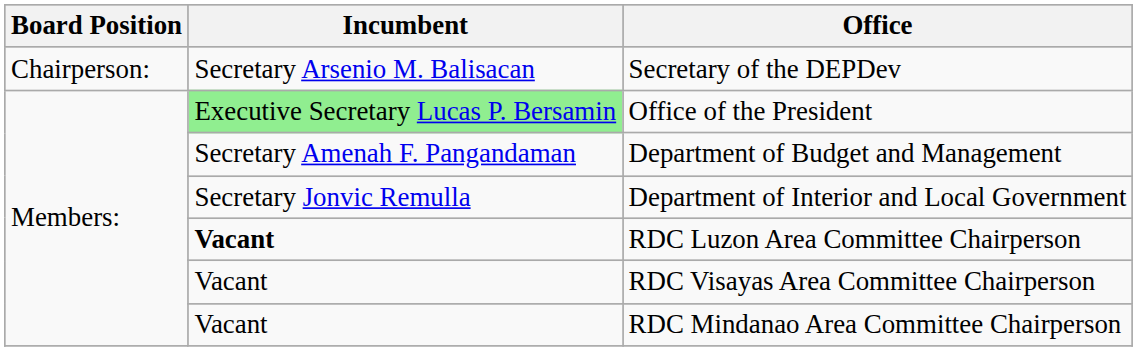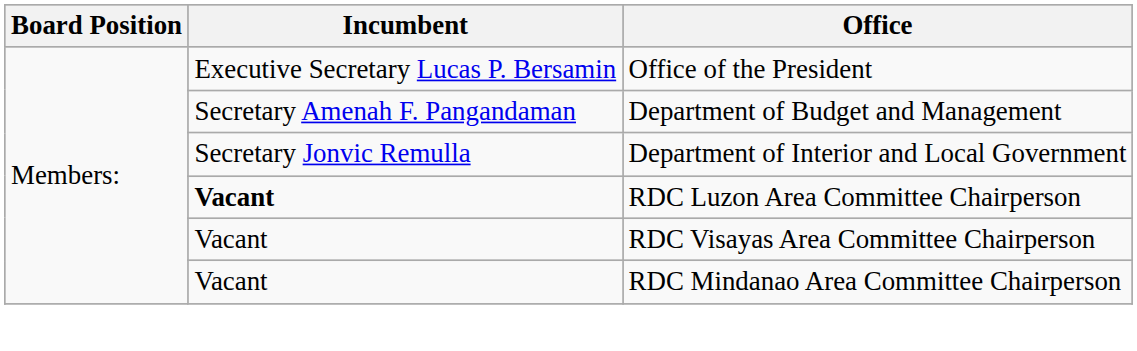- row: (765, 68)
(405, 111) lightgreen background -> (405, 68) no background
